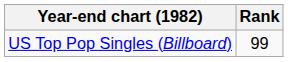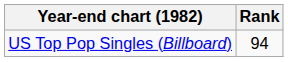(260, 43) 99 -> (260, 43) 94
